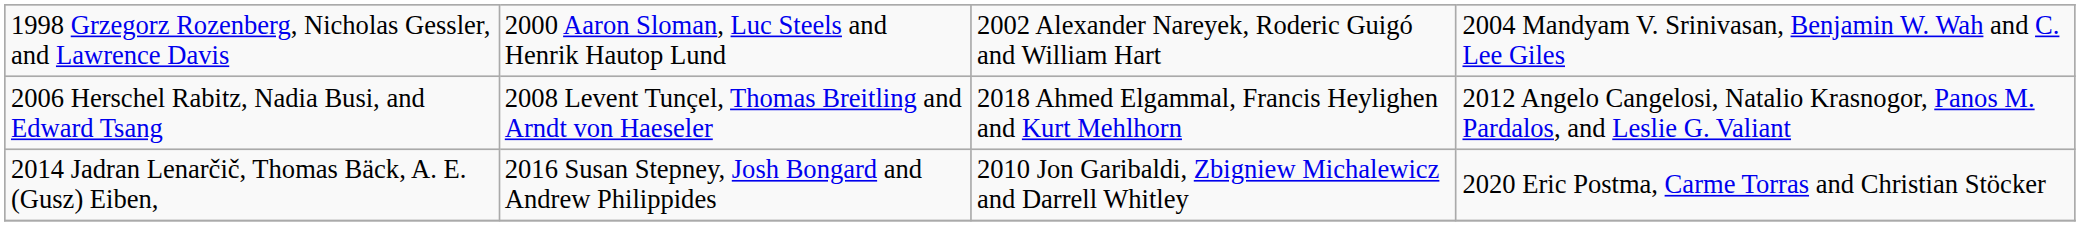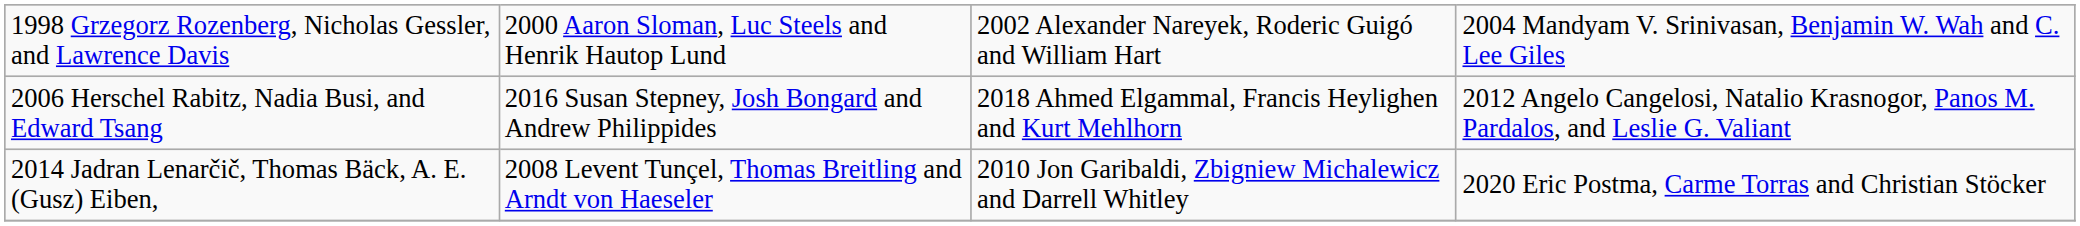(733, 112) 2008 Levent Tunçel, Thomas Breitling and Arndt von Haeseler -> (713, 112) 2016 Susan Stepney, Josh Bongard and Andrew Philippides
(713, 184) 2016 Susan Stepney, Josh Bongard and Andrew Philippides -> (733, 184) 2008 Levent Tunçel, Thomas Breitling and Arndt von Haeseler
